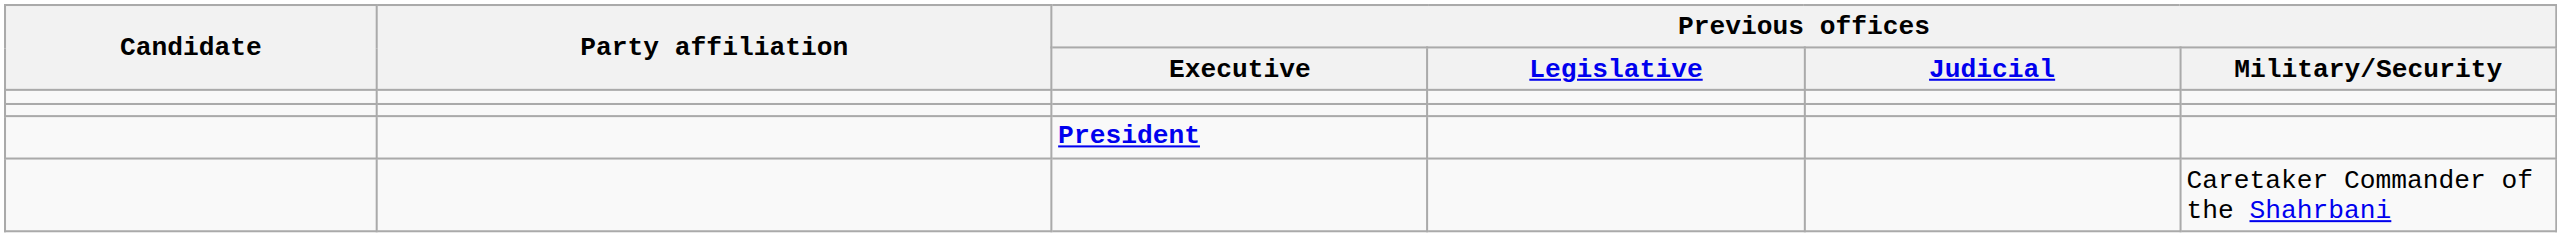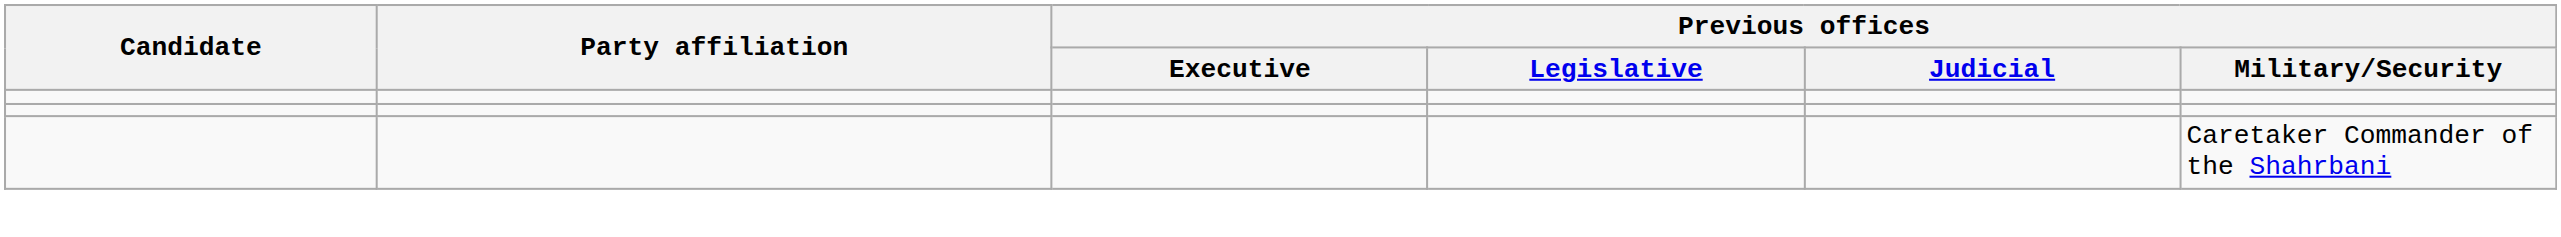- row: (191, 137)
